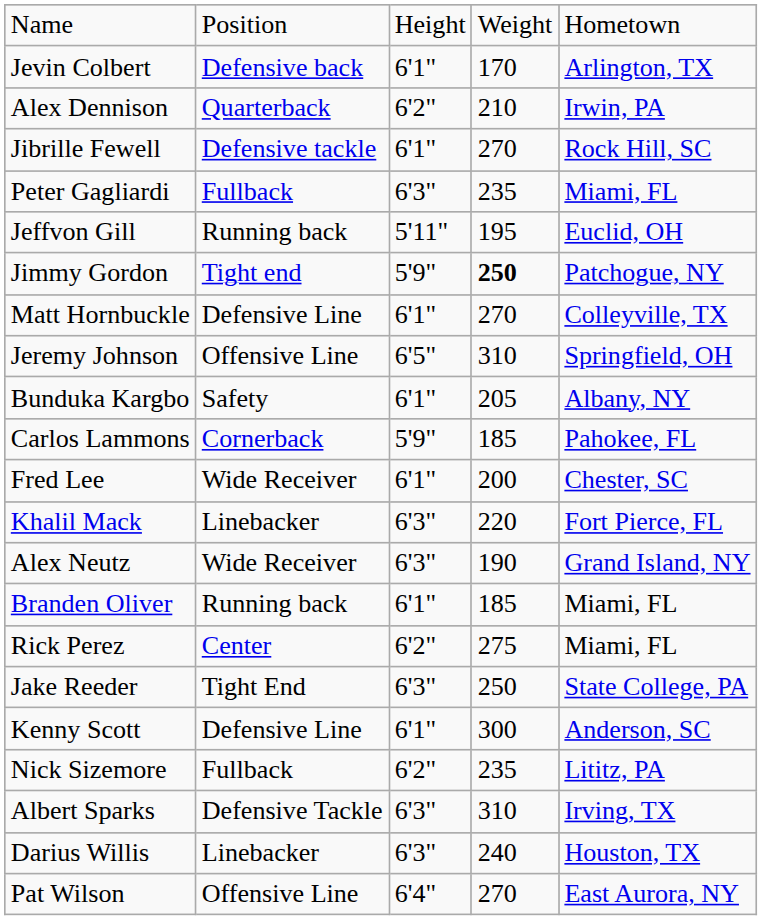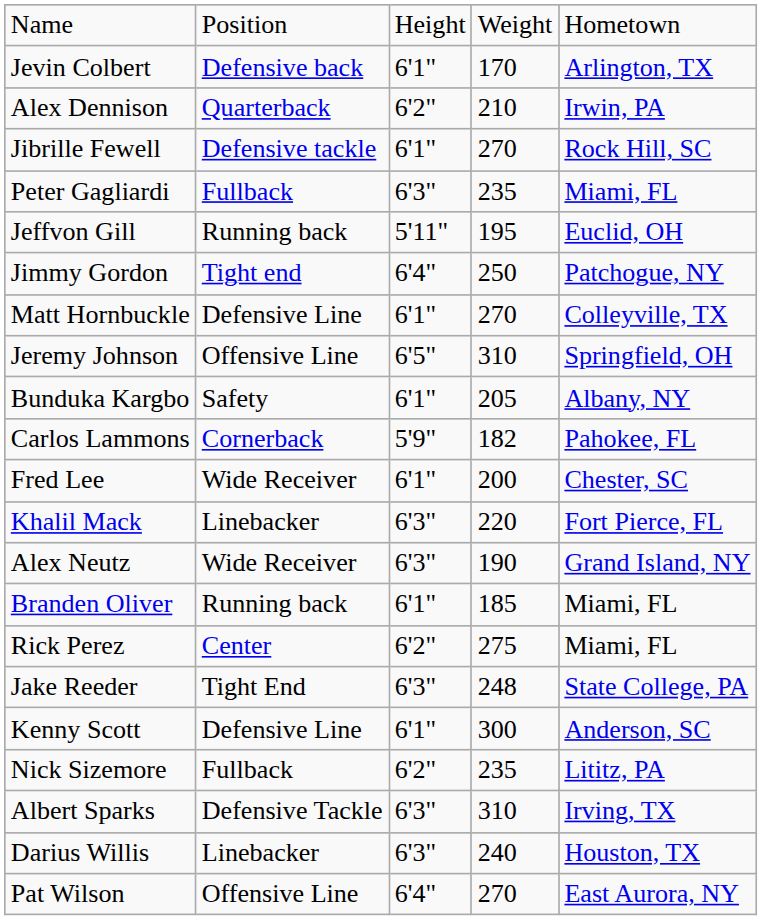(415, 273) 5'9" -> (415, 273) 6'4"
(497, 273) bold -> (497, 273) normal
(497, 438) 185 -> (497, 438) 182
(497, 686) 250 -> (497, 686) 248
